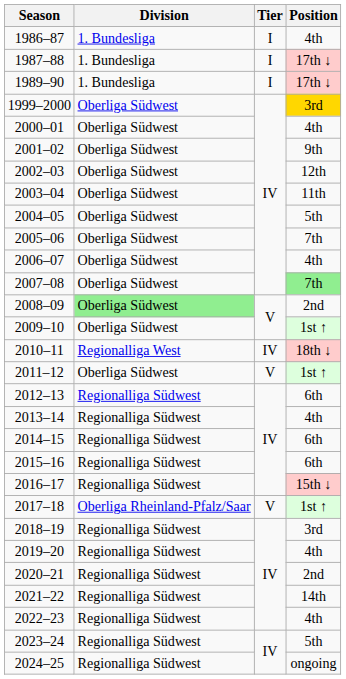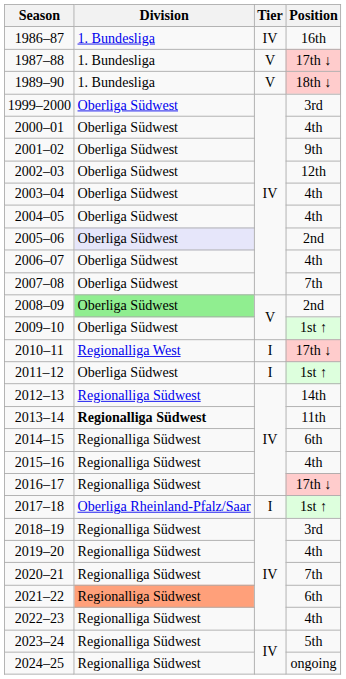(270, 37) I -> (270, 37) IV
(314, 37) 4th -> (314, 37) 16th
(270, 60) I -> (270, 60) V
(270, 82) I -> (270, 82) V
(314, 82) 17th ↓ -> (314, 82) 18th ↓
(314, 104) gold background -> (314, 104) no background
(314, 194) 11th -> (314, 194) 4th
(314, 216) 5th -> (314, 216) 4th
(128, 238) no background -> (128, 238) lavender background
(314, 238) 7th -> (314, 238) 2nd
(314, 283) lightgreen background -> (314, 283) no background
(270, 350) IV -> (270, 350) I
(314, 350) 18th ↓ -> (314, 350) 17th ↓
(270, 372) V -> (270, 372) I
(314, 395) 6th -> (314, 395) 14th
(139, 417) normal -> (142, 417) bold
(314, 417) 4th -> (314, 417) 11th
(314, 462) 6th -> (314, 462) 4th
(314, 484) 15th ↓ -> (314, 484) 17th ↓
(270, 506) V -> (270, 506) I
(314, 573) 2nd -> (314, 573) 7th
(139, 596) no background -> (139, 596) lightsalmon background
(314, 596) 14th -> (314, 596) 6th
